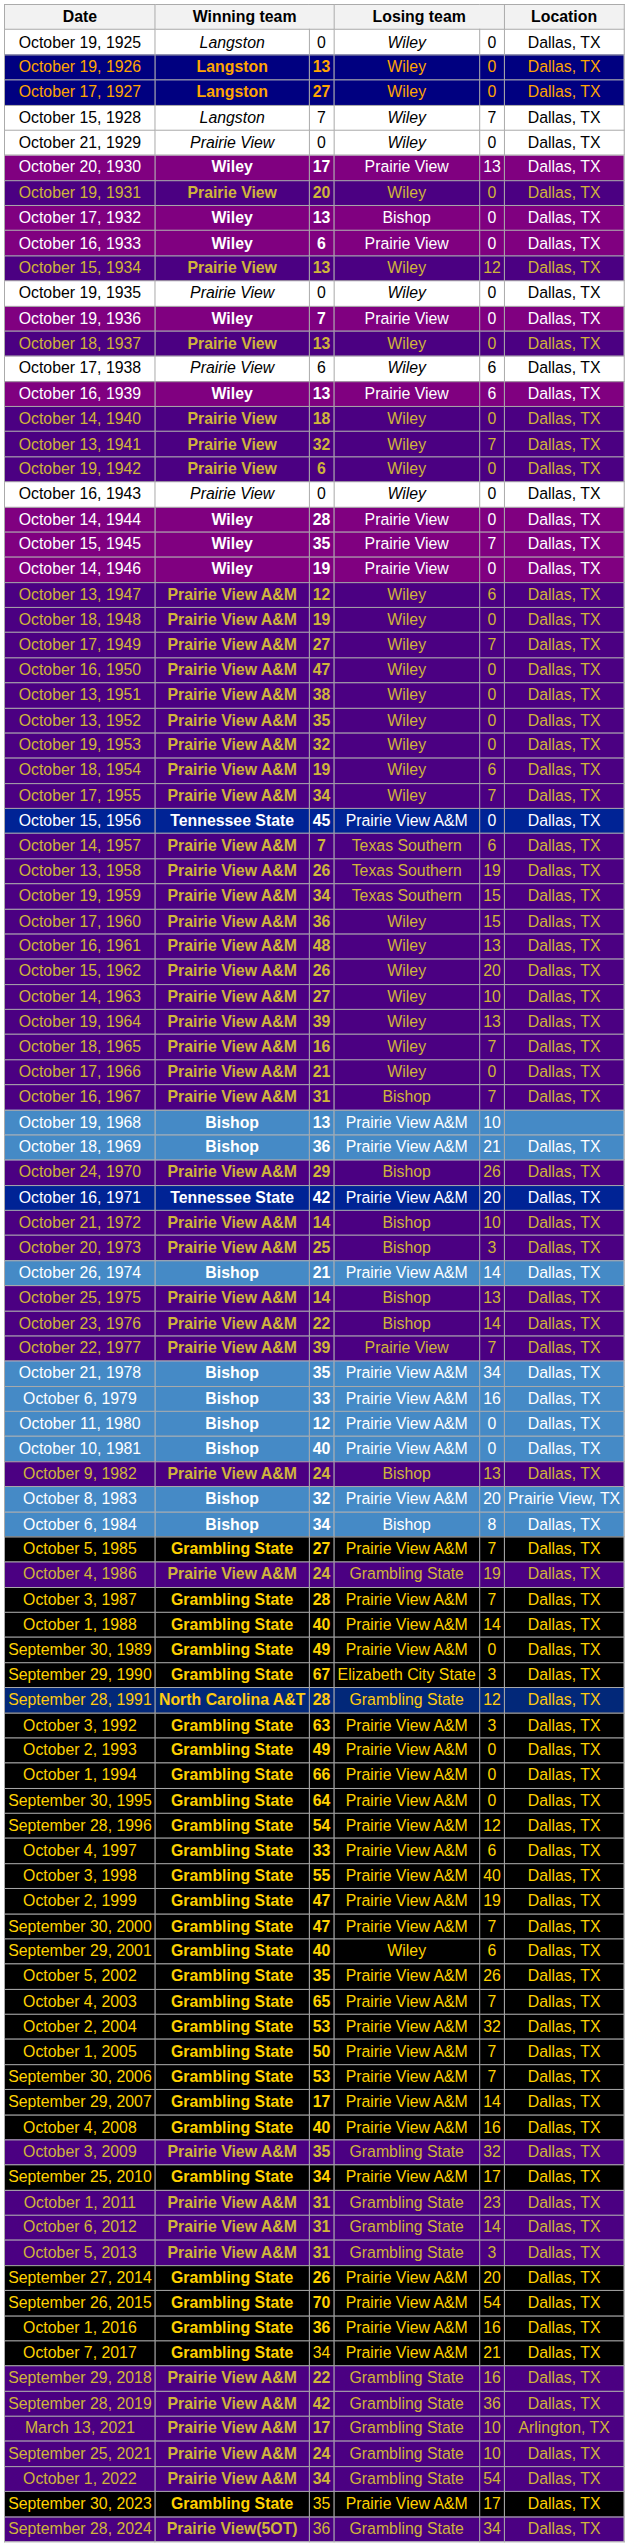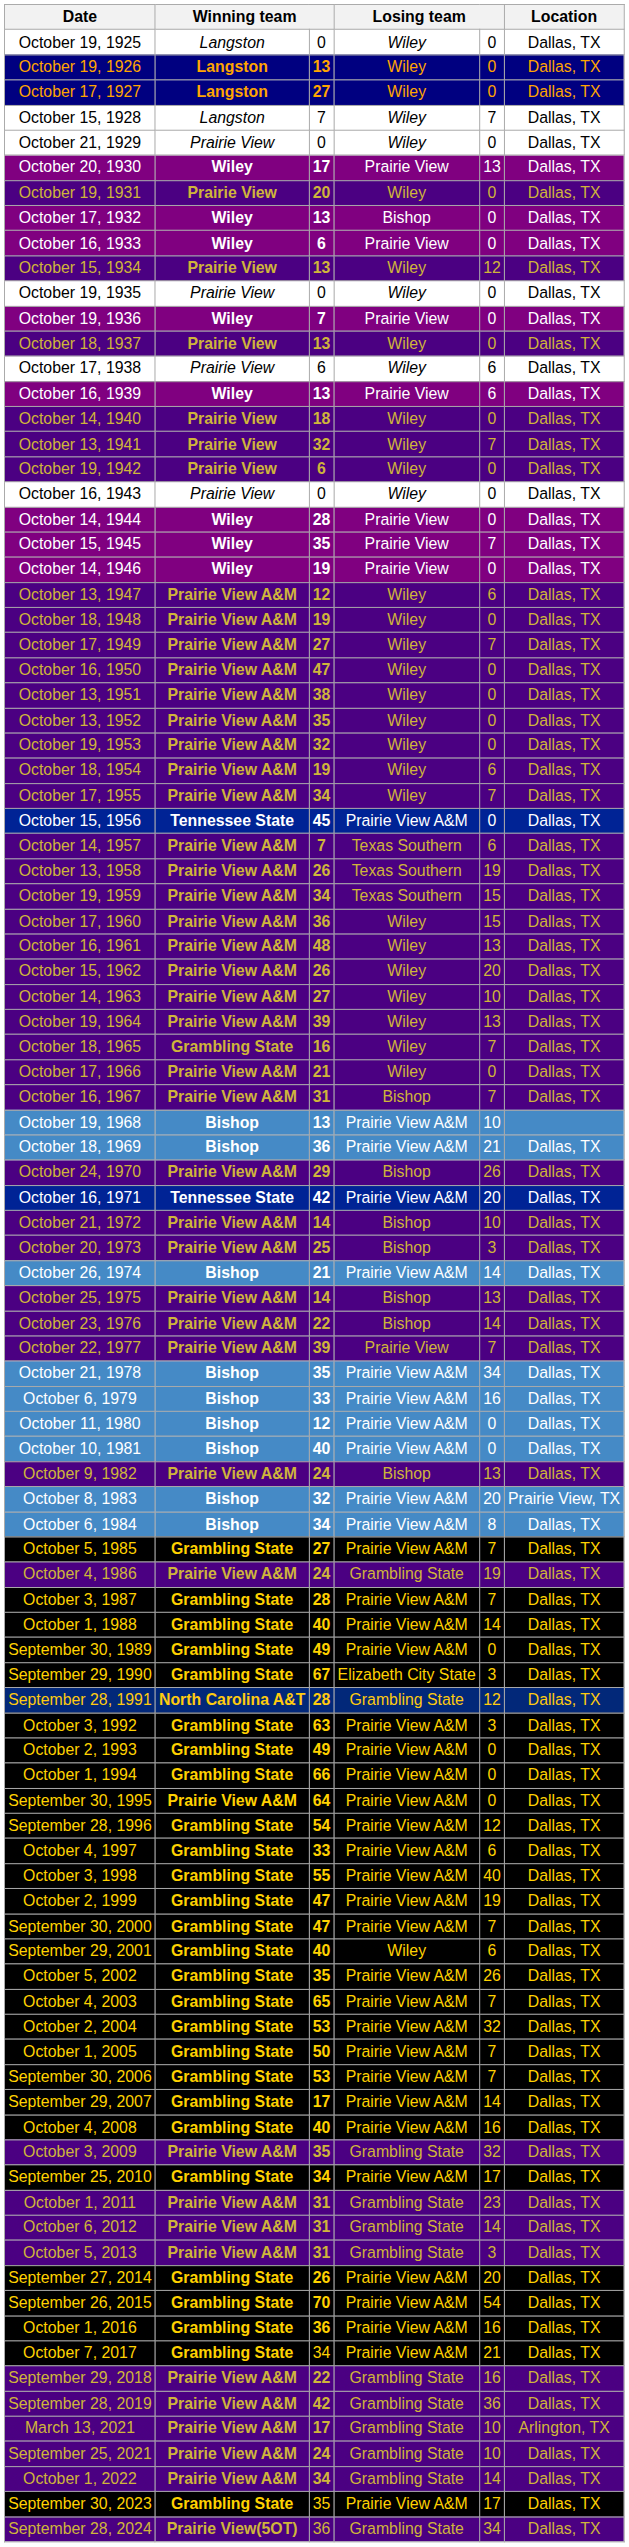(232, 1047) Prairie View A&M -> (232, 1047) Grambling State
(407, 1524) Bishop -> (407, 1524) Prairie View A&M
(232, 1800) Grambling State -> (232, 1800) Prairie View A&M
(492, 2478) 54 -> (492, 2478) 14
